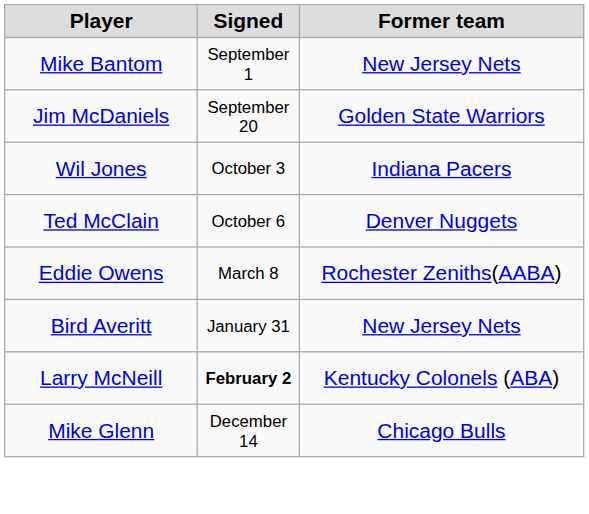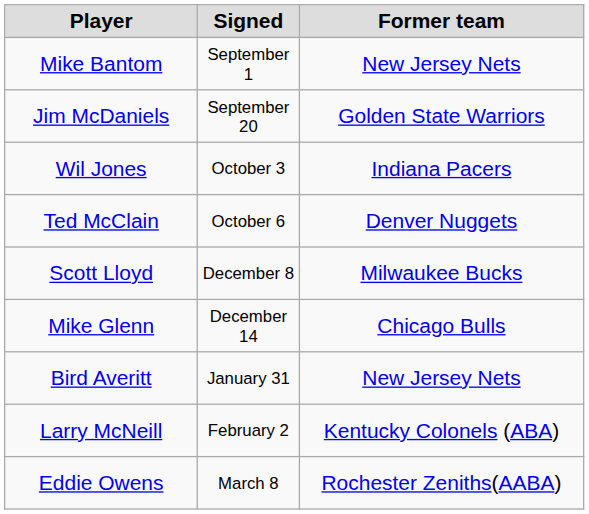+ row: (101, 273)
rows swapped: (101, 430) <-> (101, 273)
(248, 378) bold -> (248, 431) normal
